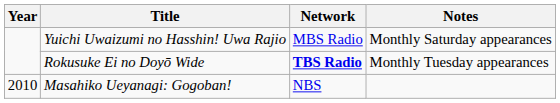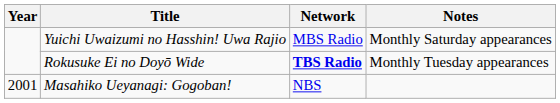(23, 86) 2010 -> (23, 86) 2001
